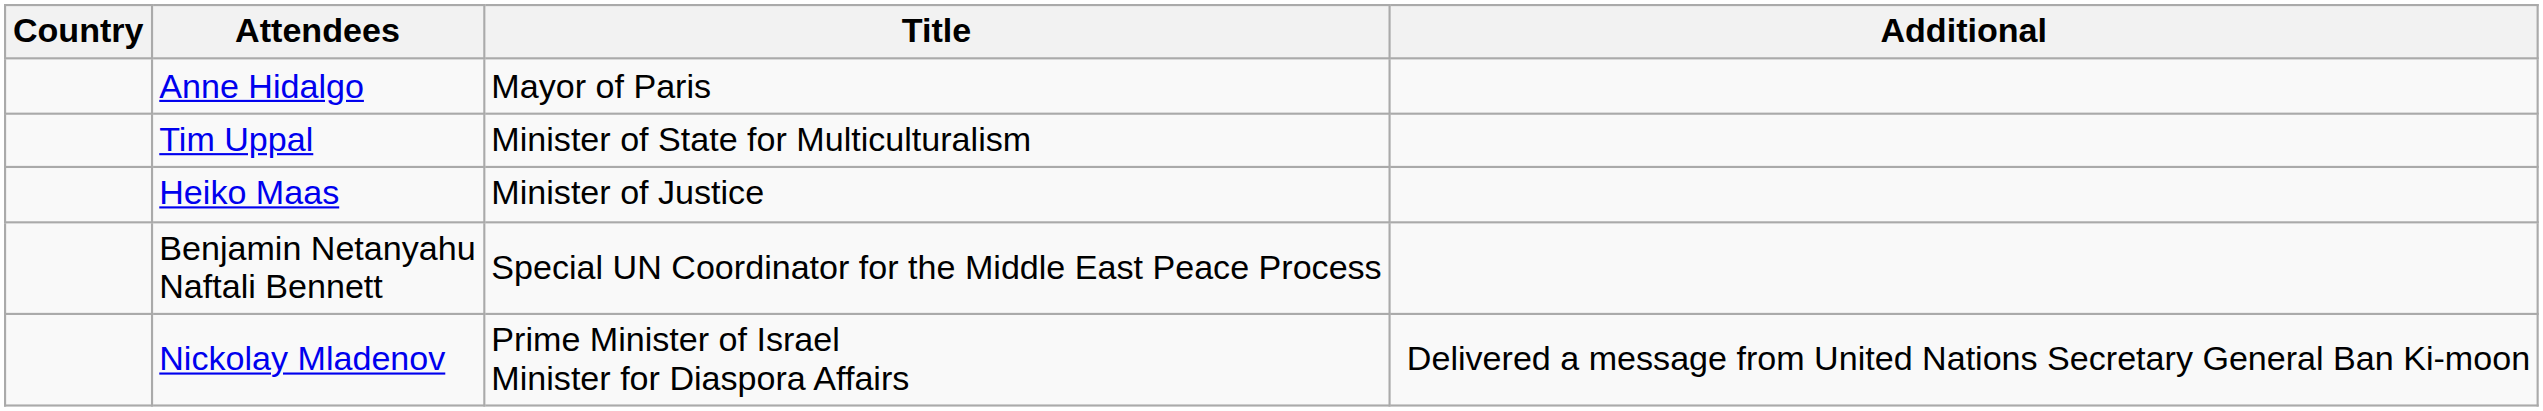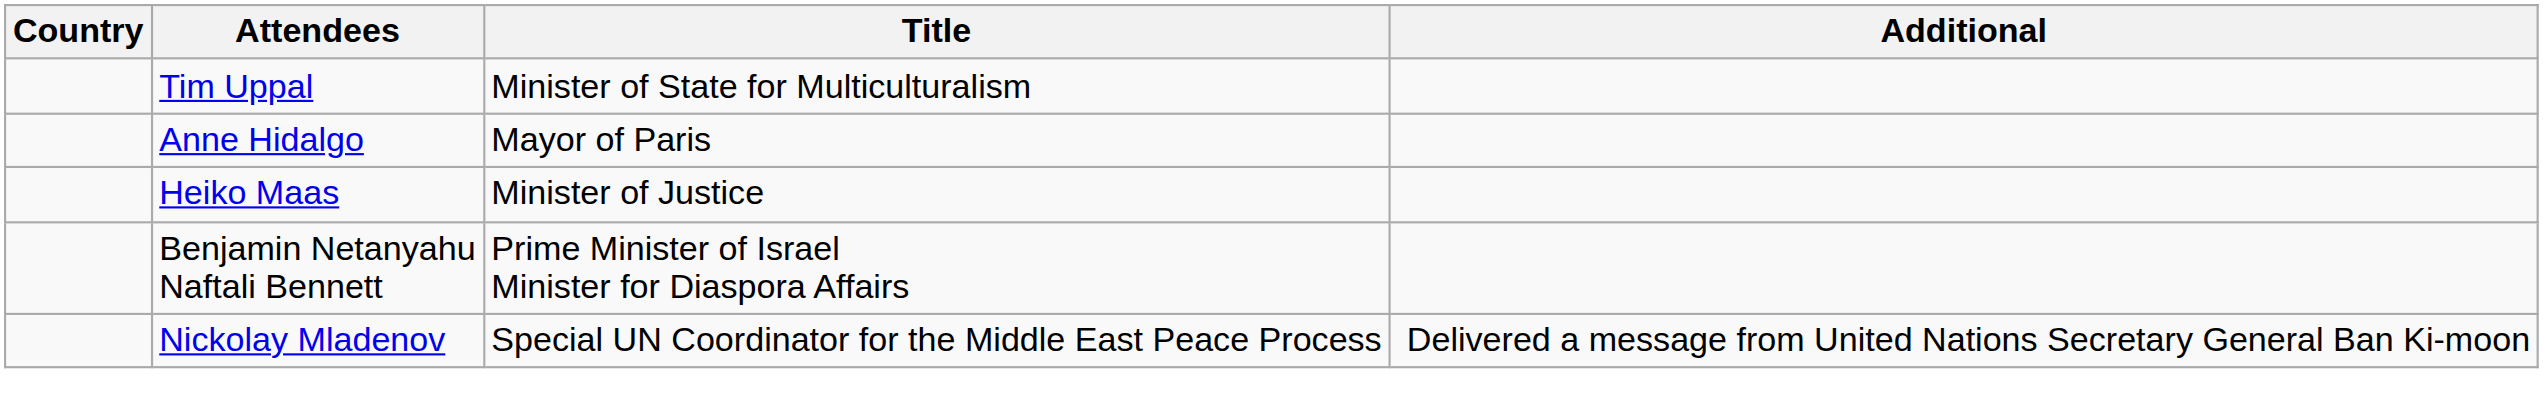rows swapped: (236, 139) <-> (262, 85)
(937, 266) Special UN Coordinator for the Middle East Peace Process -> (700, 266) Prime Minister of Israel Minister for Diaspora Affairs
(700, 359) Prime Minister of Israel Minister for Diaspora Affairs -> (937, 340) Special UN Coordinator for the Middle East Peace Process
